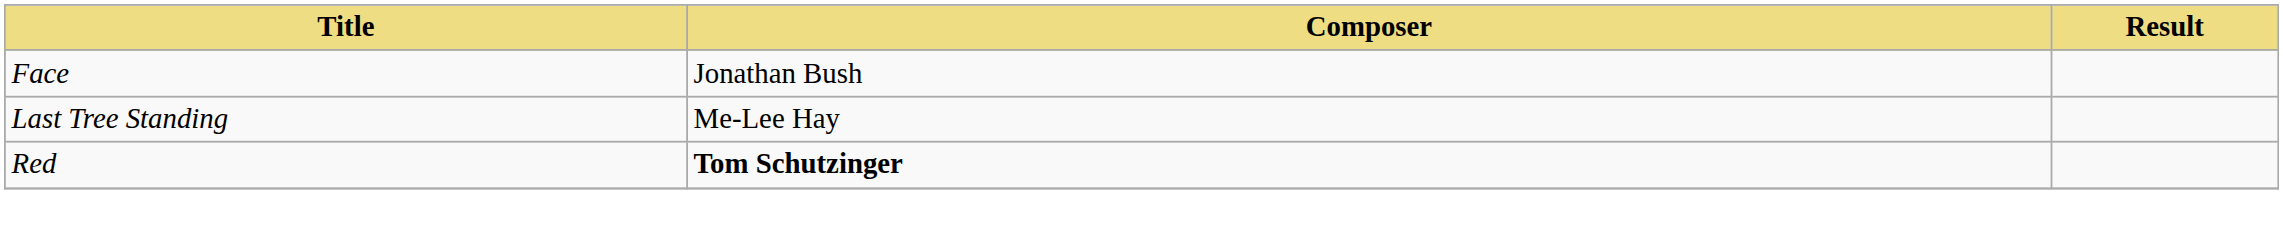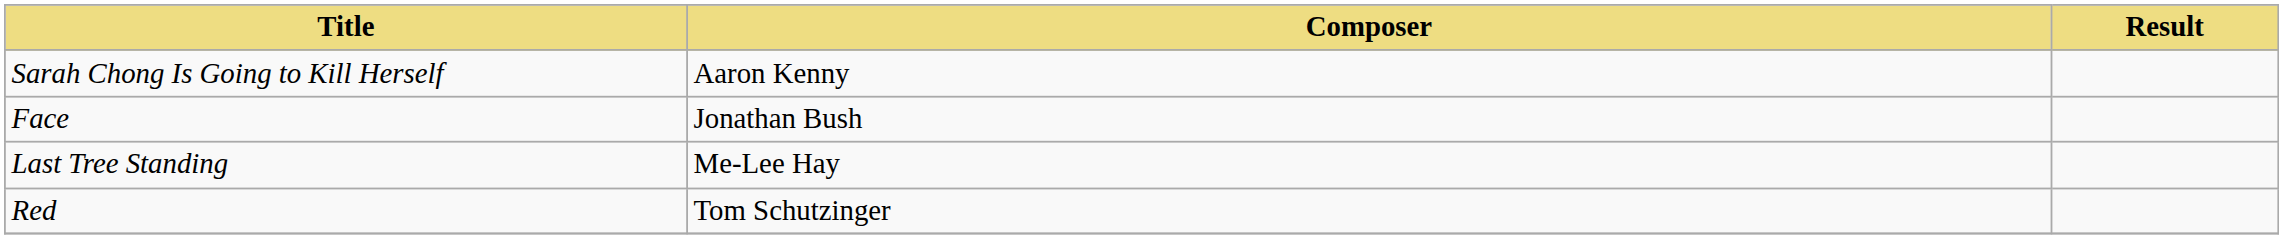+ row: (228, 73)
(798, 164) bold -> (792, 210) normal
